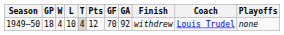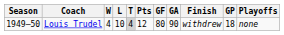columns swapped: (49, 11) <-> (206, 11)
(112, 24) 70 -> (160, 24) 80
(125, 24) 92 -> (174, 24) 90
